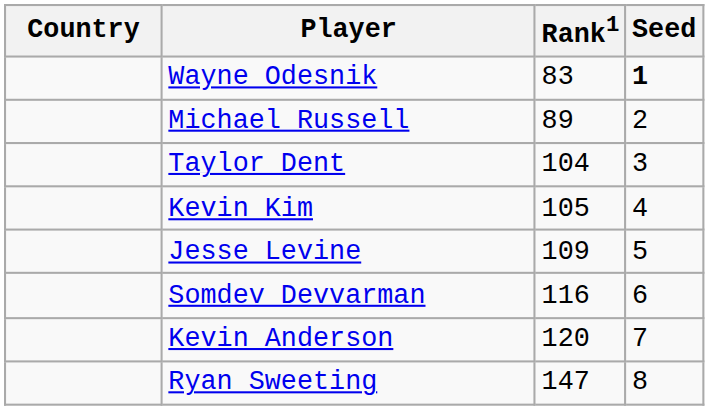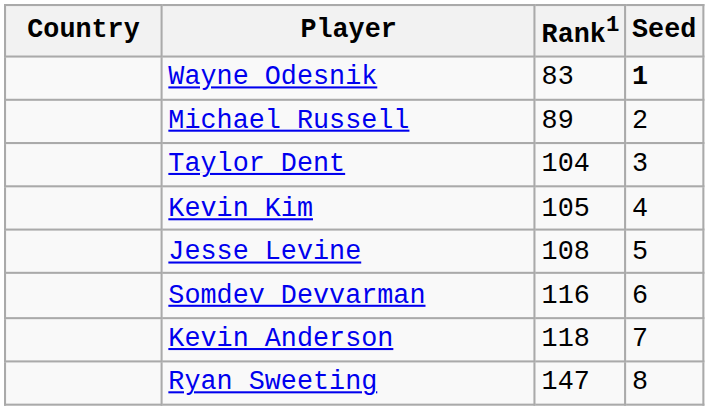(566, 252) 109 -> (566, 252) 108
(566, 339) 120 -> (566, 339) 118
